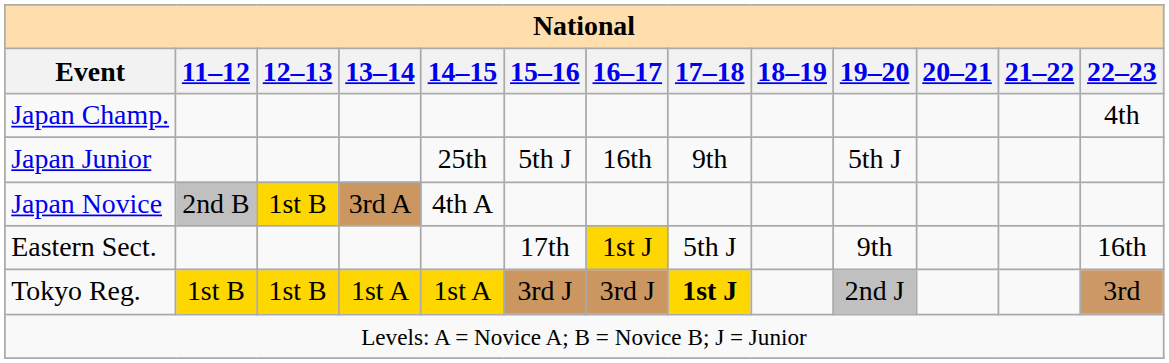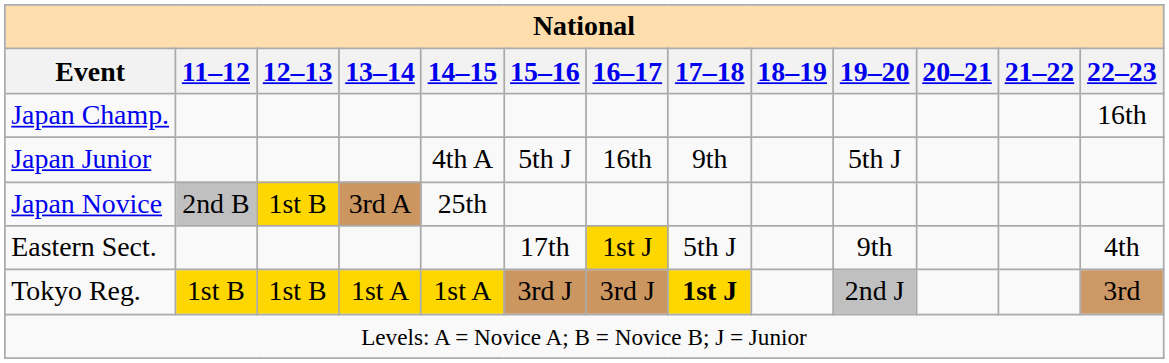(1122, 114) 4th -> (1122, 114) 16th
(462, 159) 25th -> (462, 159) 4th A
(462, 203) 4th A -> (462, 203) 25th
(1122, 247) 16th -> (1122, 247) 4th
